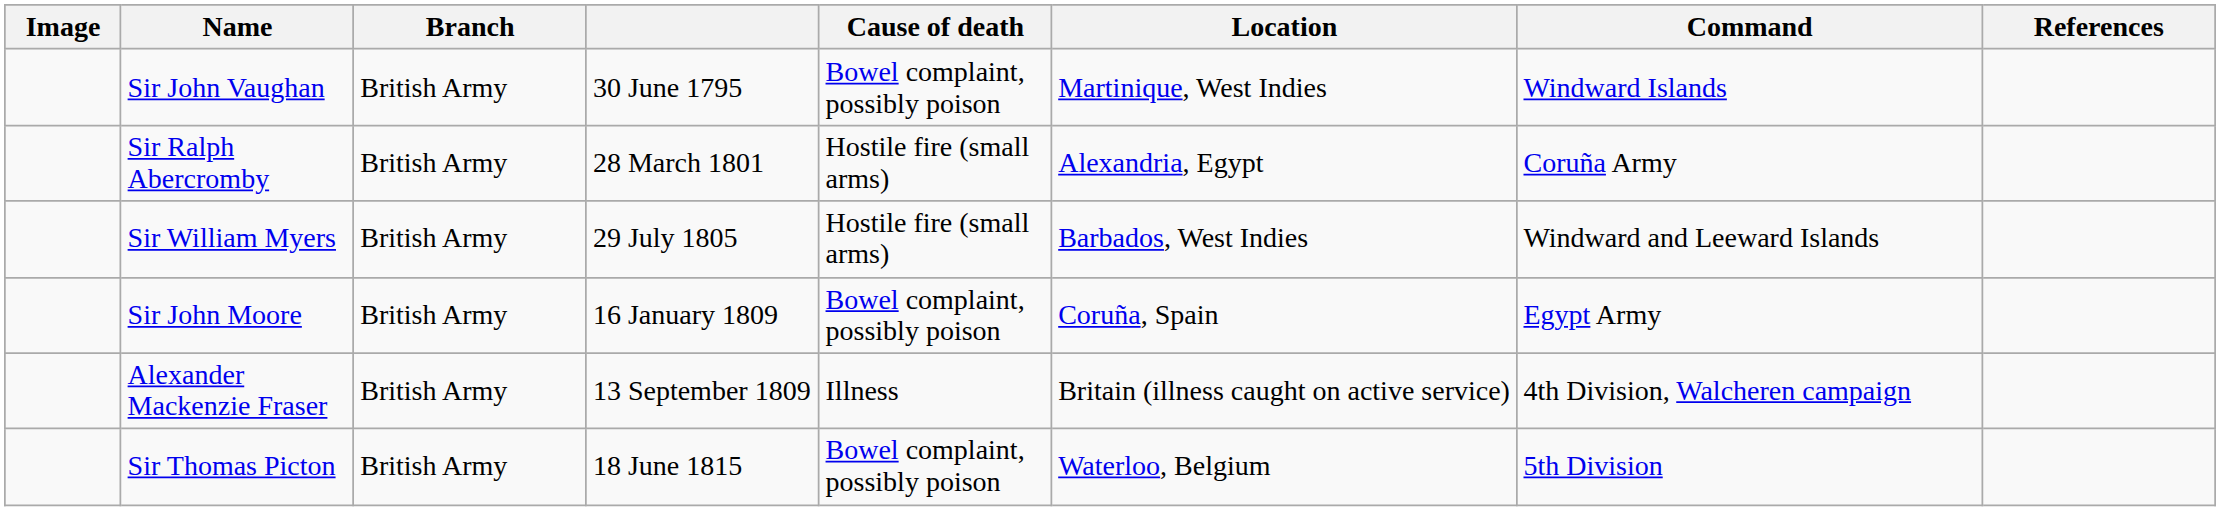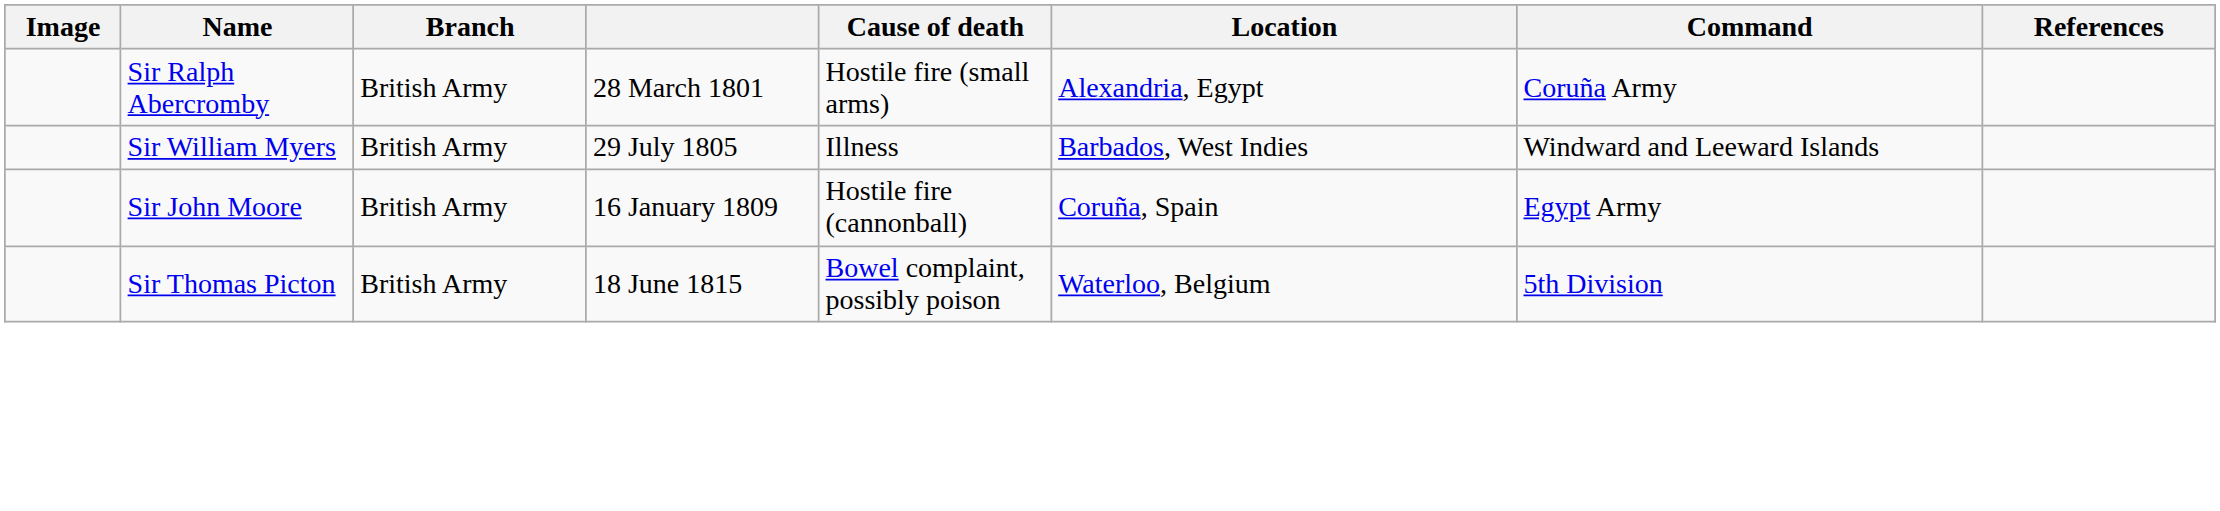- row: (226, 86)
(927, 238) Hostile fire (small arms) -> (862, 147) Illness
(925, 314) Bowel complaint, possibly poison -> (896, 207) Hostile fire (cannonball)
- row: (228, 390)
